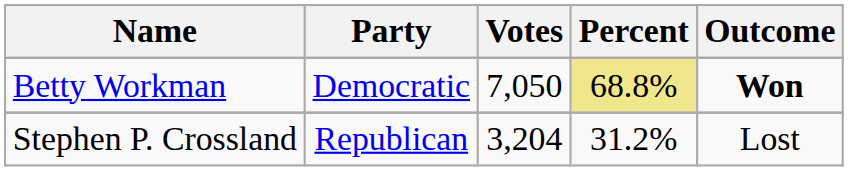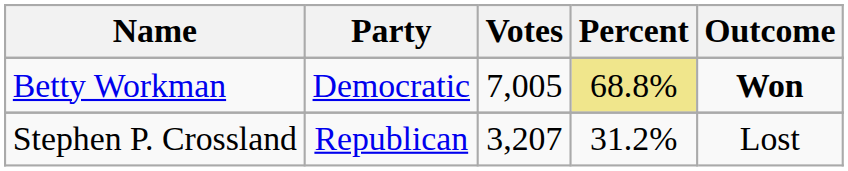(524, 84) 7,050 -> (524, 84) 7,005
(524, 138) 3,204 -> (524, 138) 3,207
